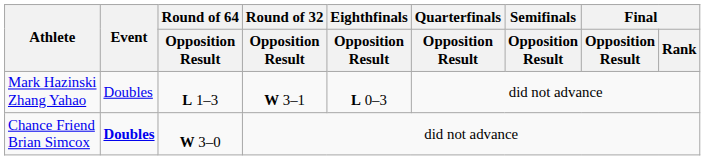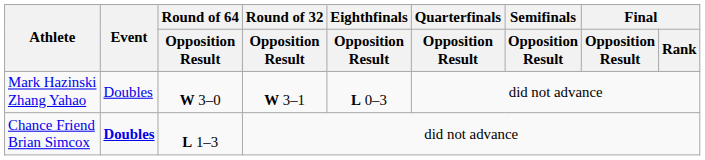(200, 101) L 1–3 -> (200, 101) W 3–0
(200, 143) W 3–0 -> (200, 143) L 1–3
